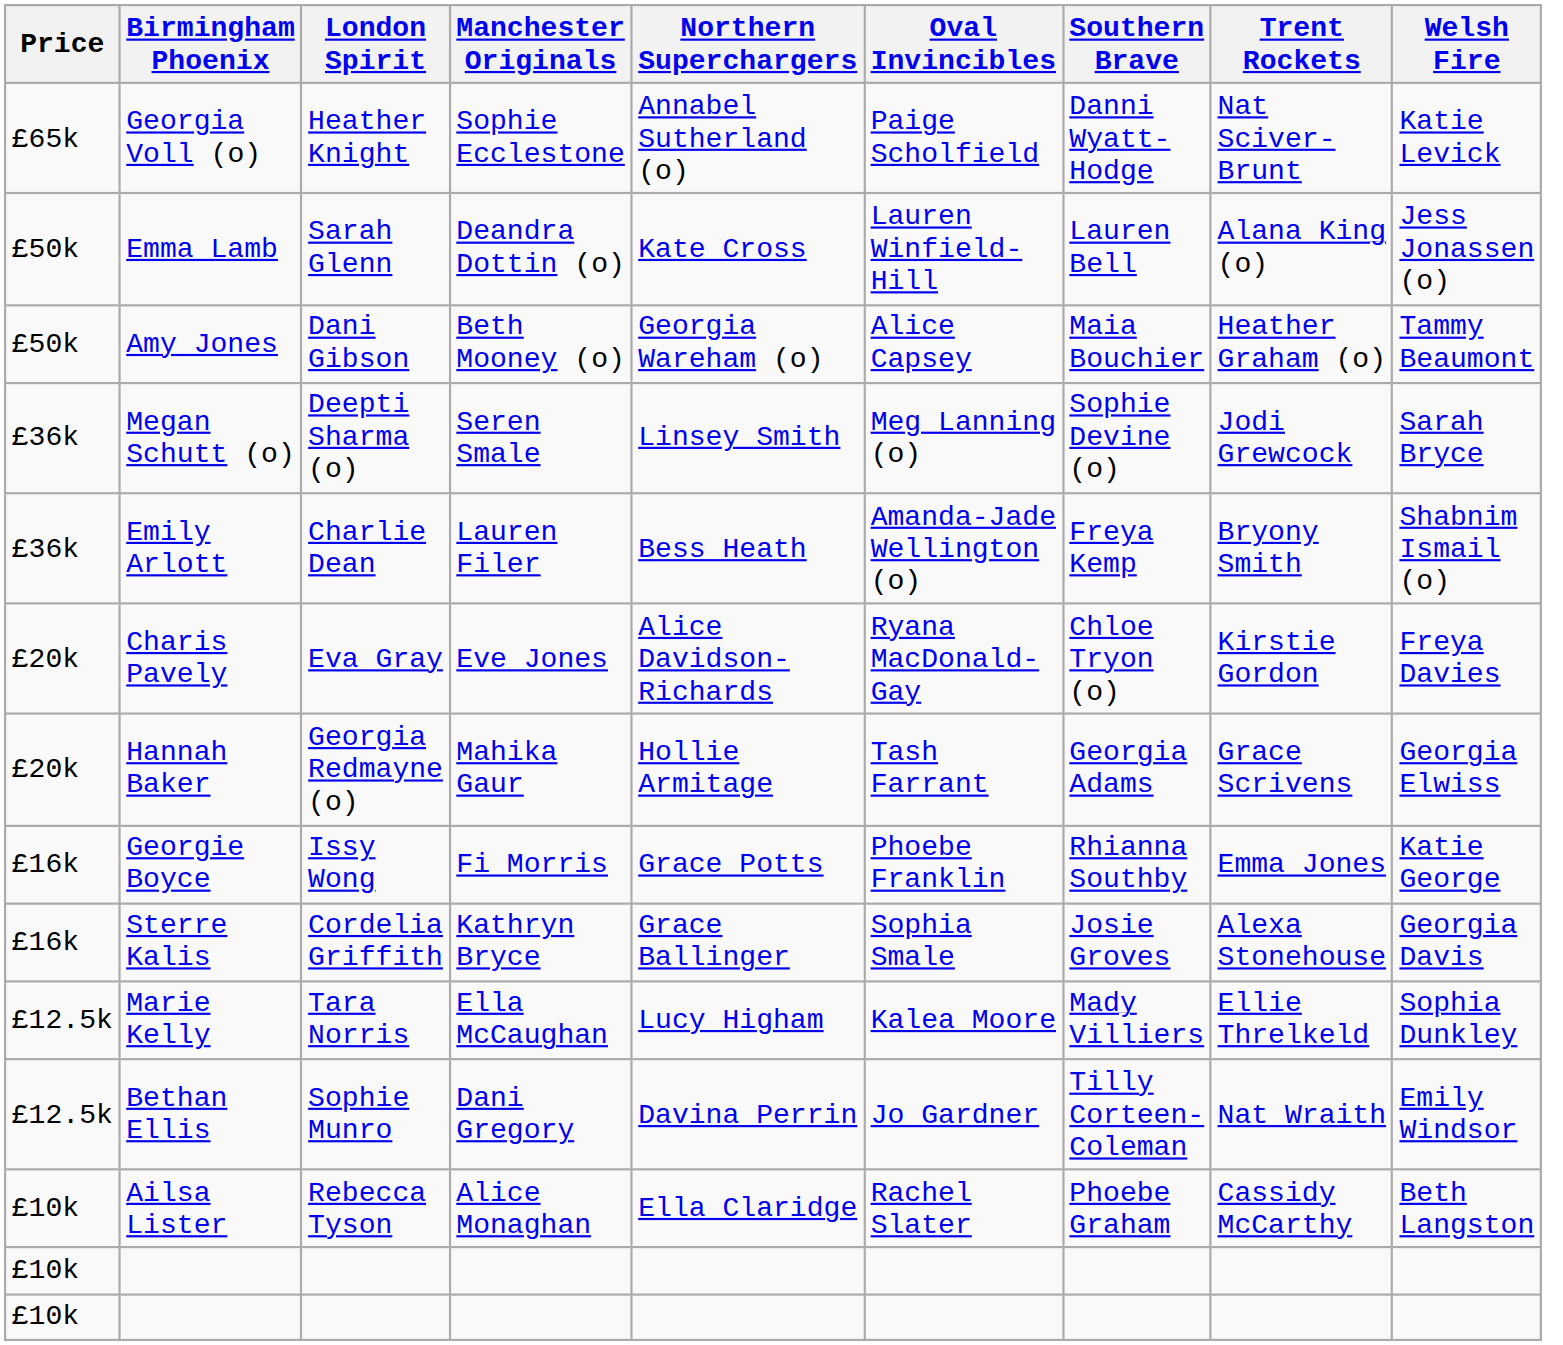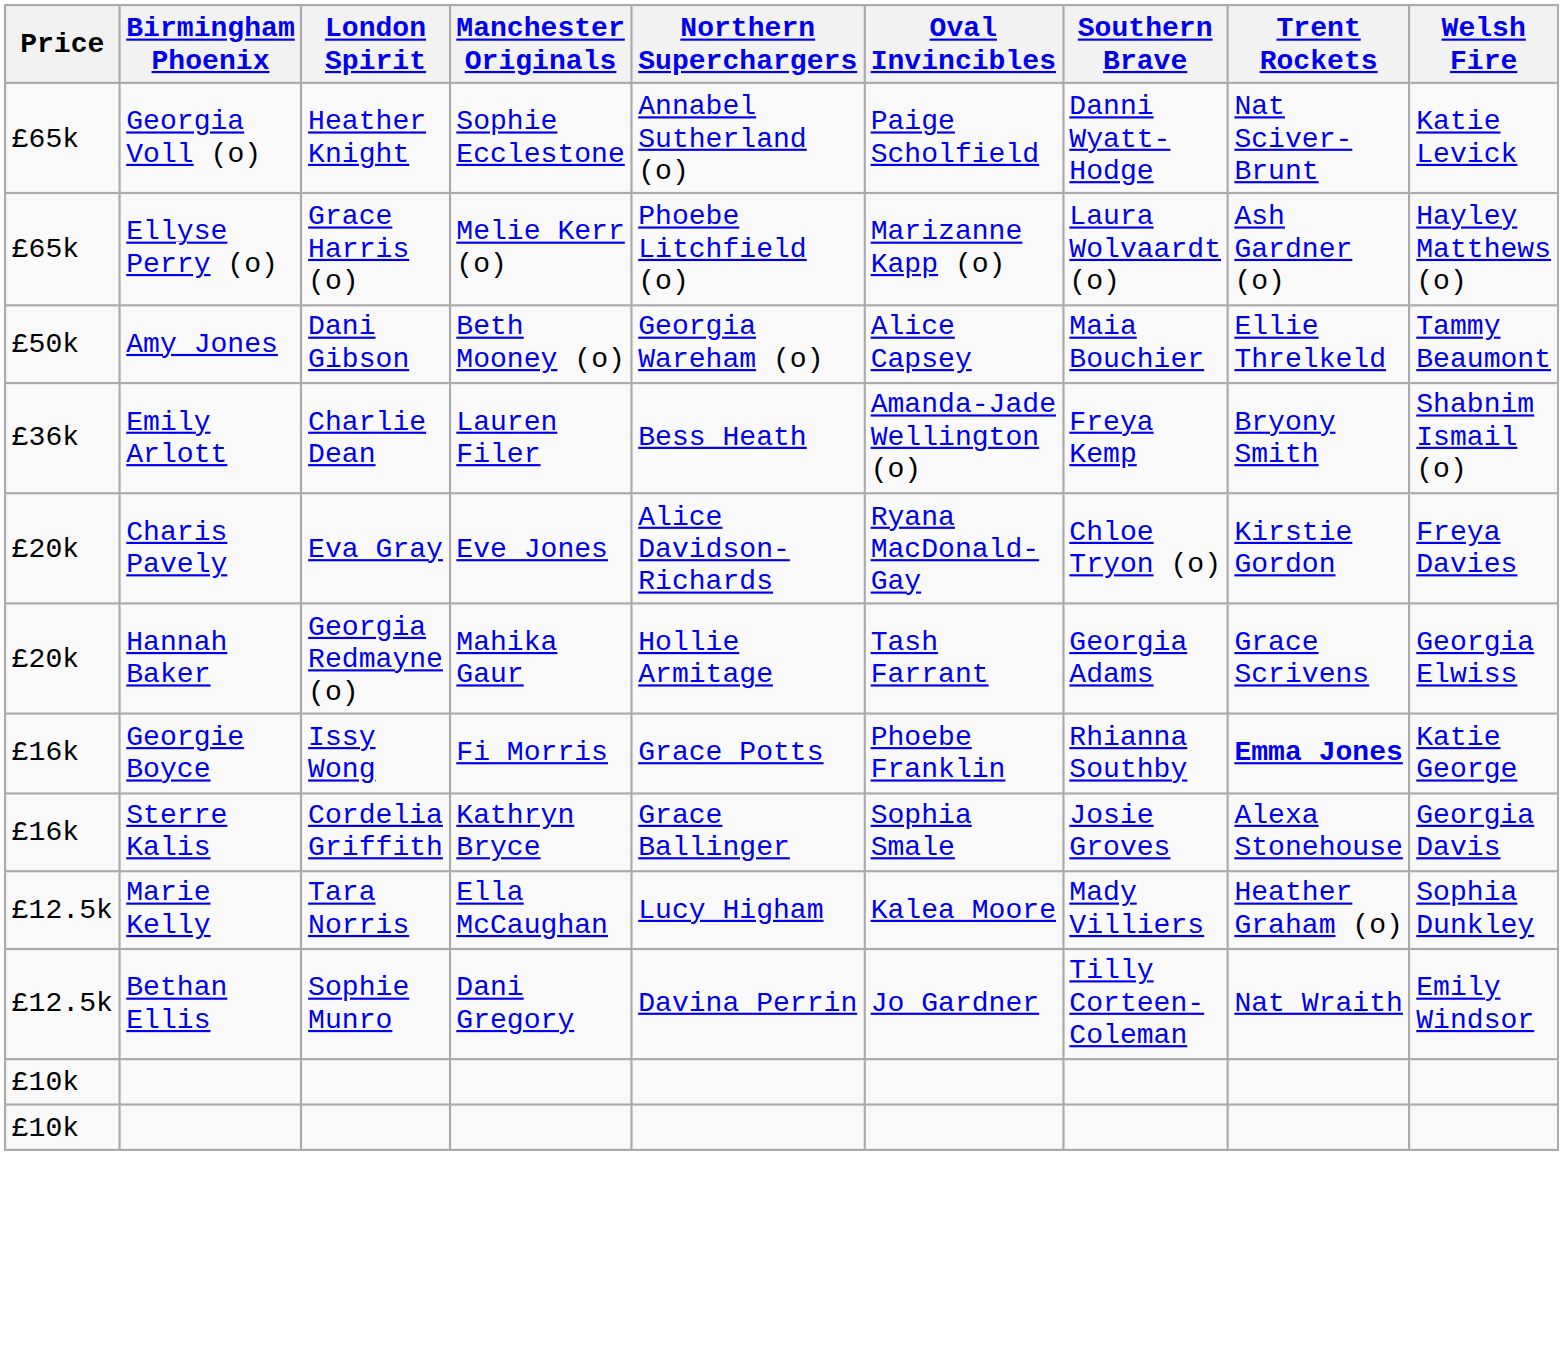+ row: (202, 249)
- row: (202, 249)
(1302, 343) Heather Graham (o) -> (1310, 343) Ellie Threlkeld
- row: (211, 438)
(1302, 864) normal -> (1319, 753) bold
(1293, 1020) Ellie Threlkeld -> (1319, 910) Heather Graham (o)
- row: (177, 1209)
